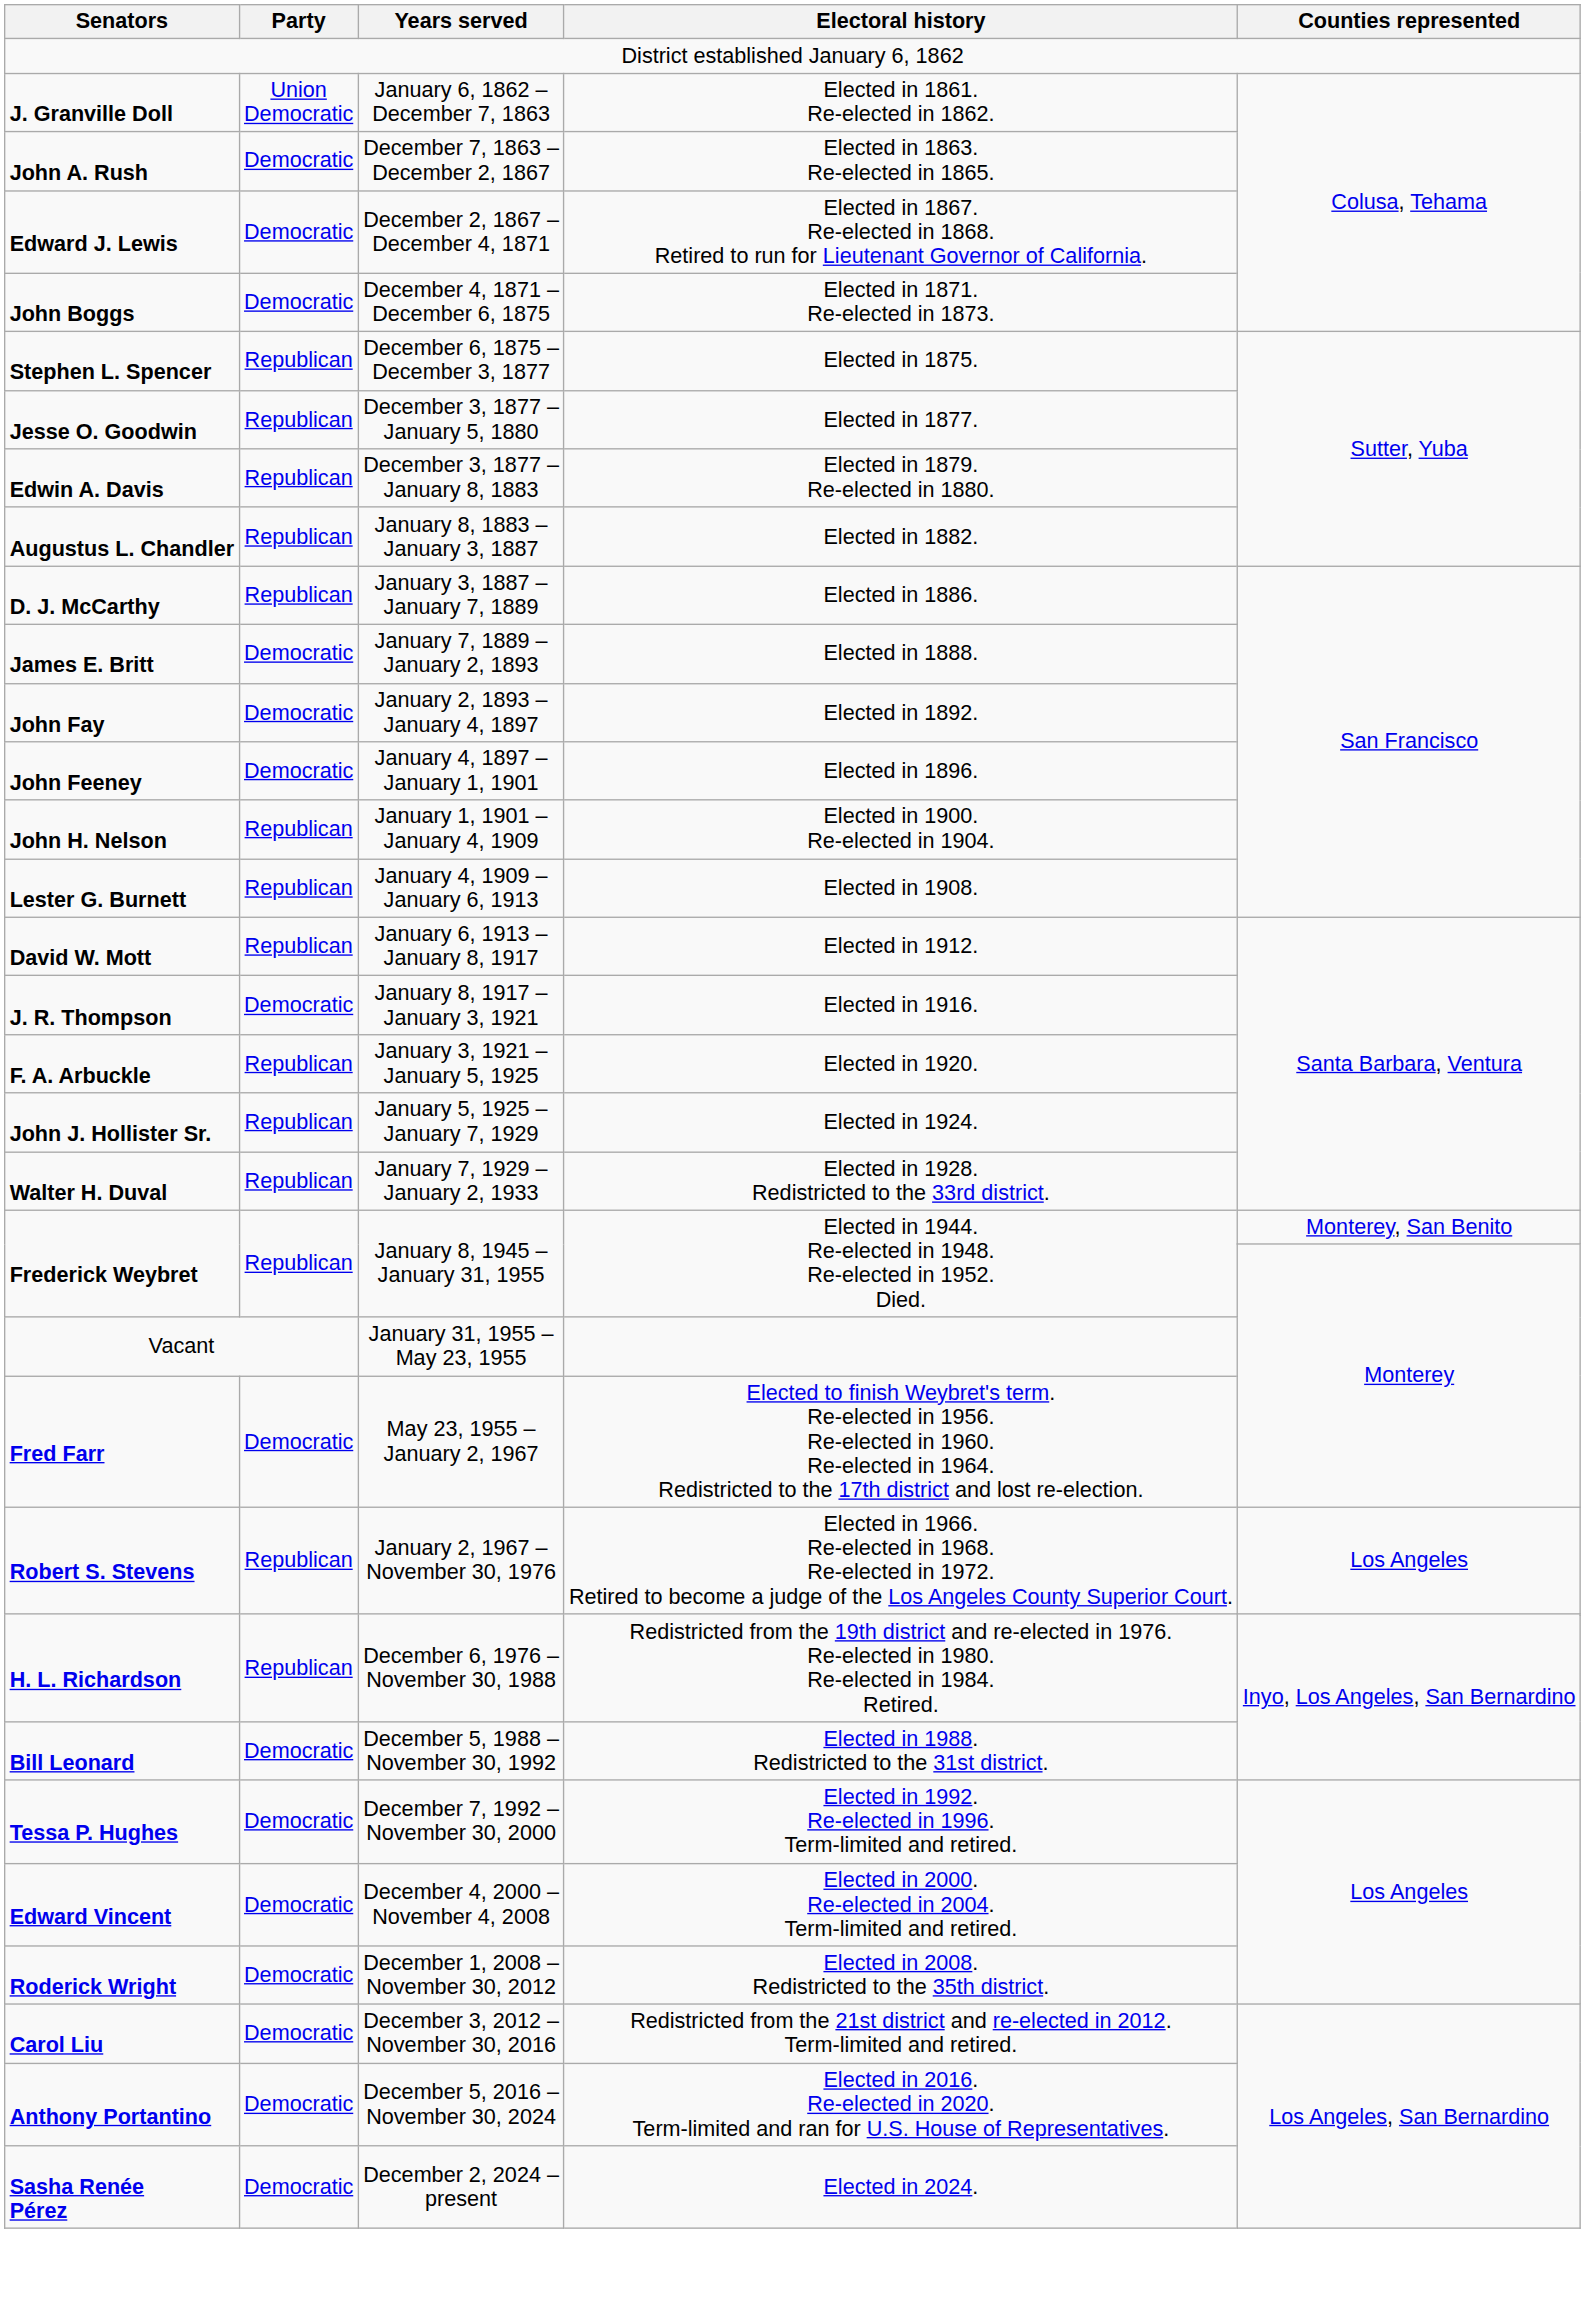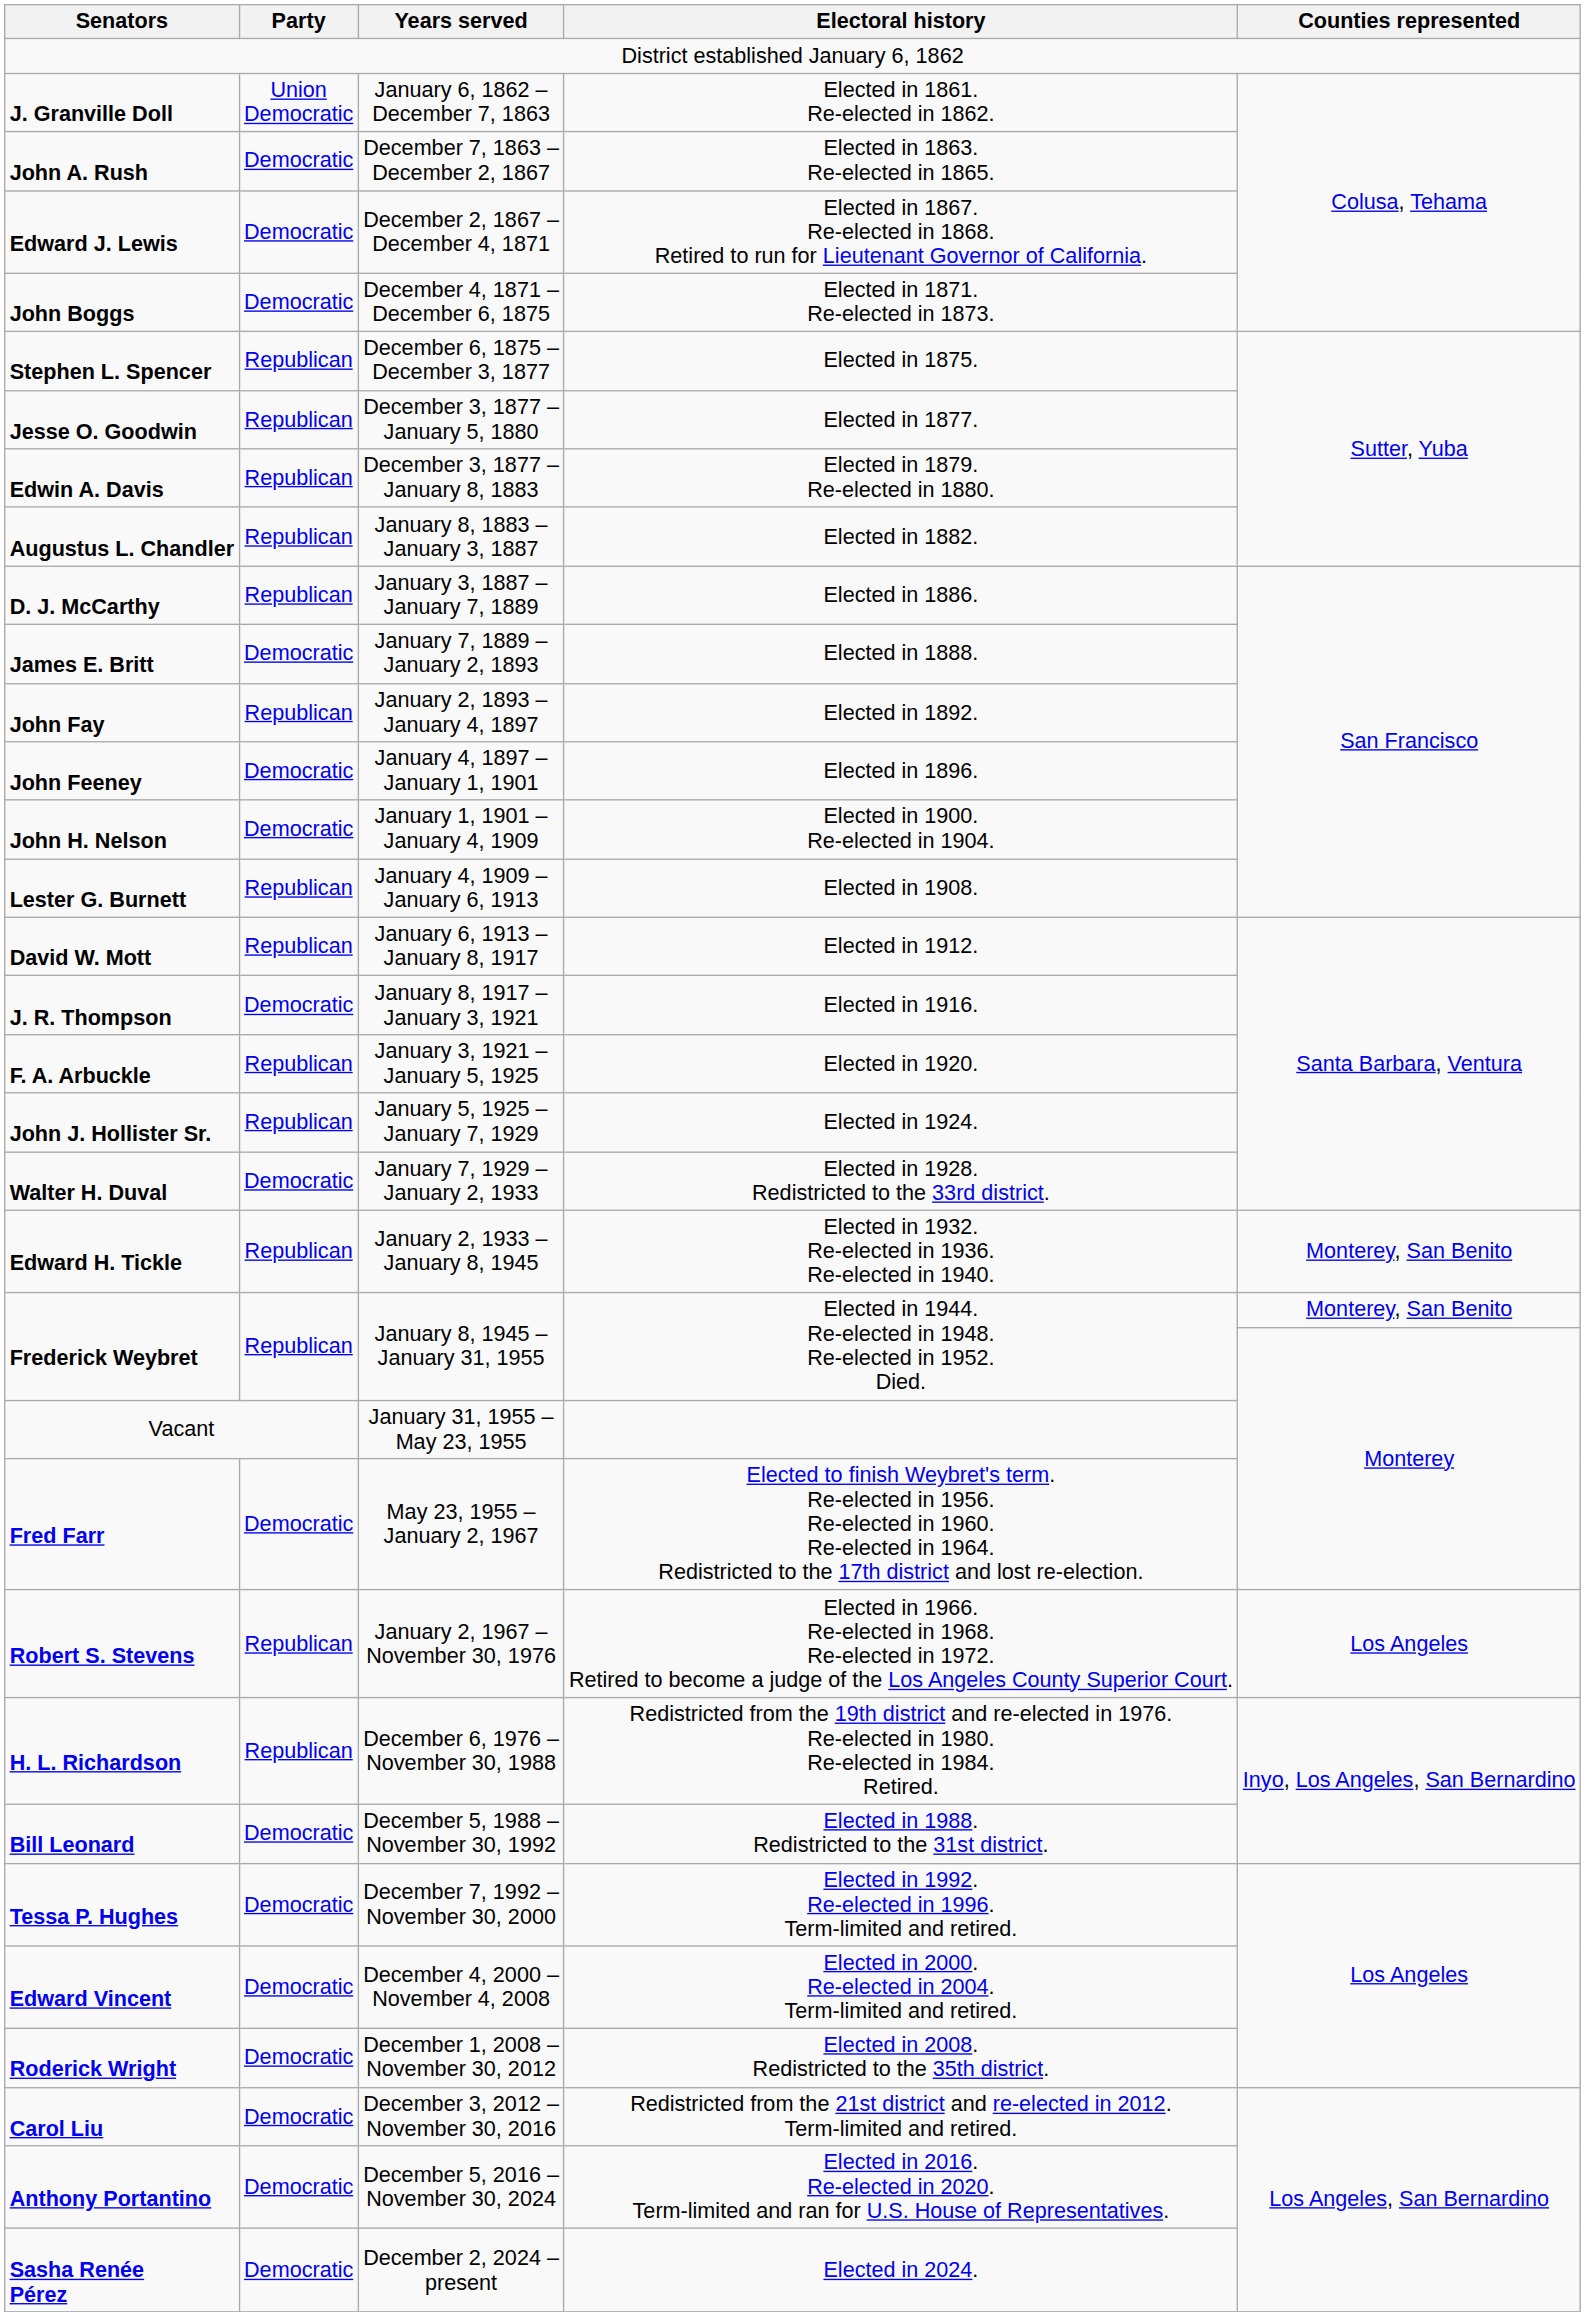(299, 712) Democratic -> (299, 712) Republican
(299, 829) Republican -> (299, 829) Democratic
(299, 1180) Republican -> (299, 1180) Democratic
+ row: (96, 1263)
